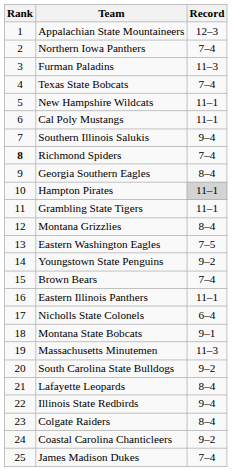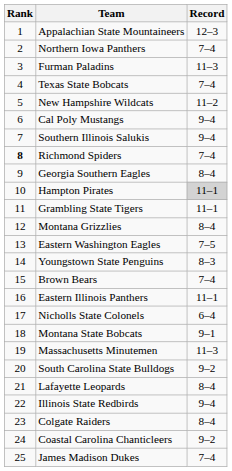(207, 102) 11–1 -> (207, 102) 11–2
(207, 119) 11–1 -> (207, 119) 9–4
(207, 262) 9–2 -> (207, 262) 8–3
